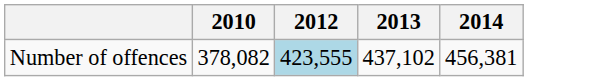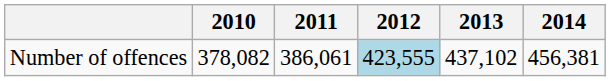+ column: (316, 22)
